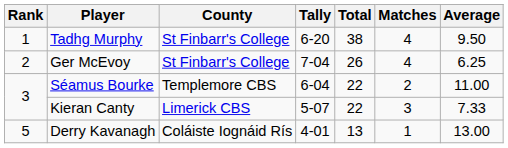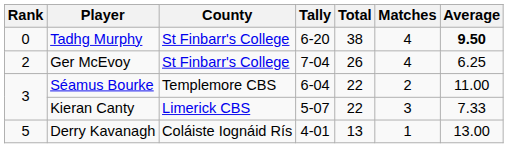(26, 39) 1 -> (26, 39) 0
(472, 39) normal -> (472, 39) bold
